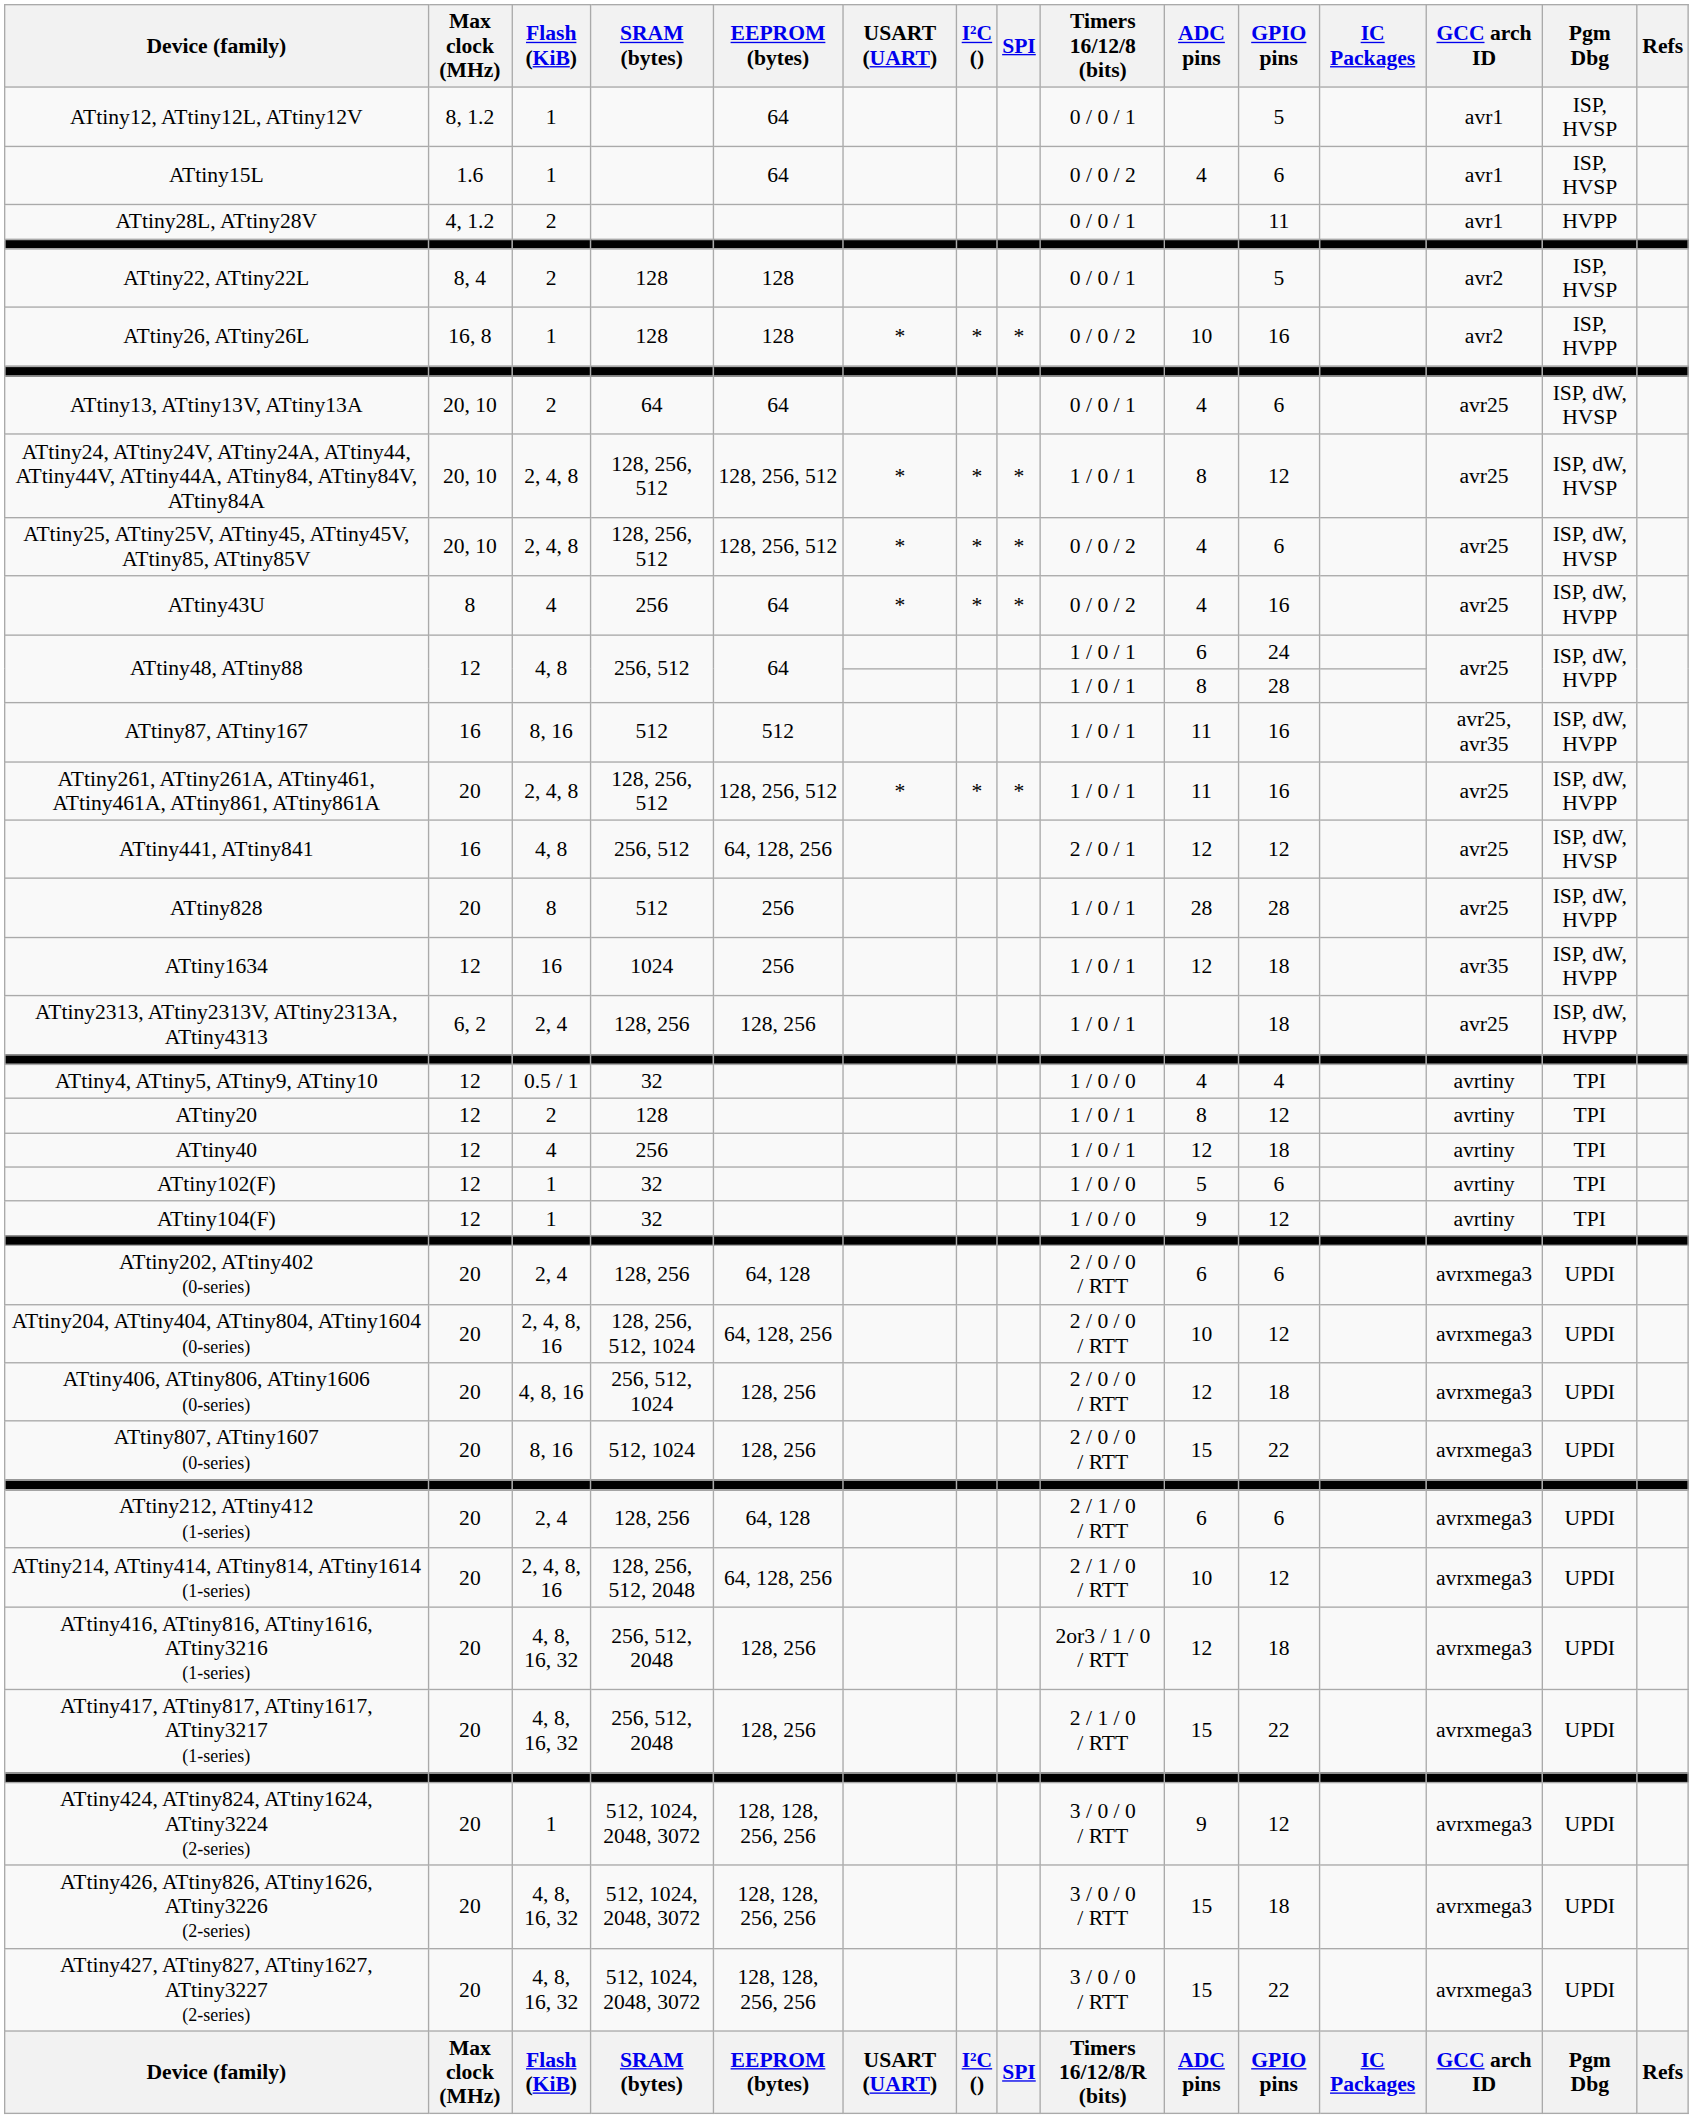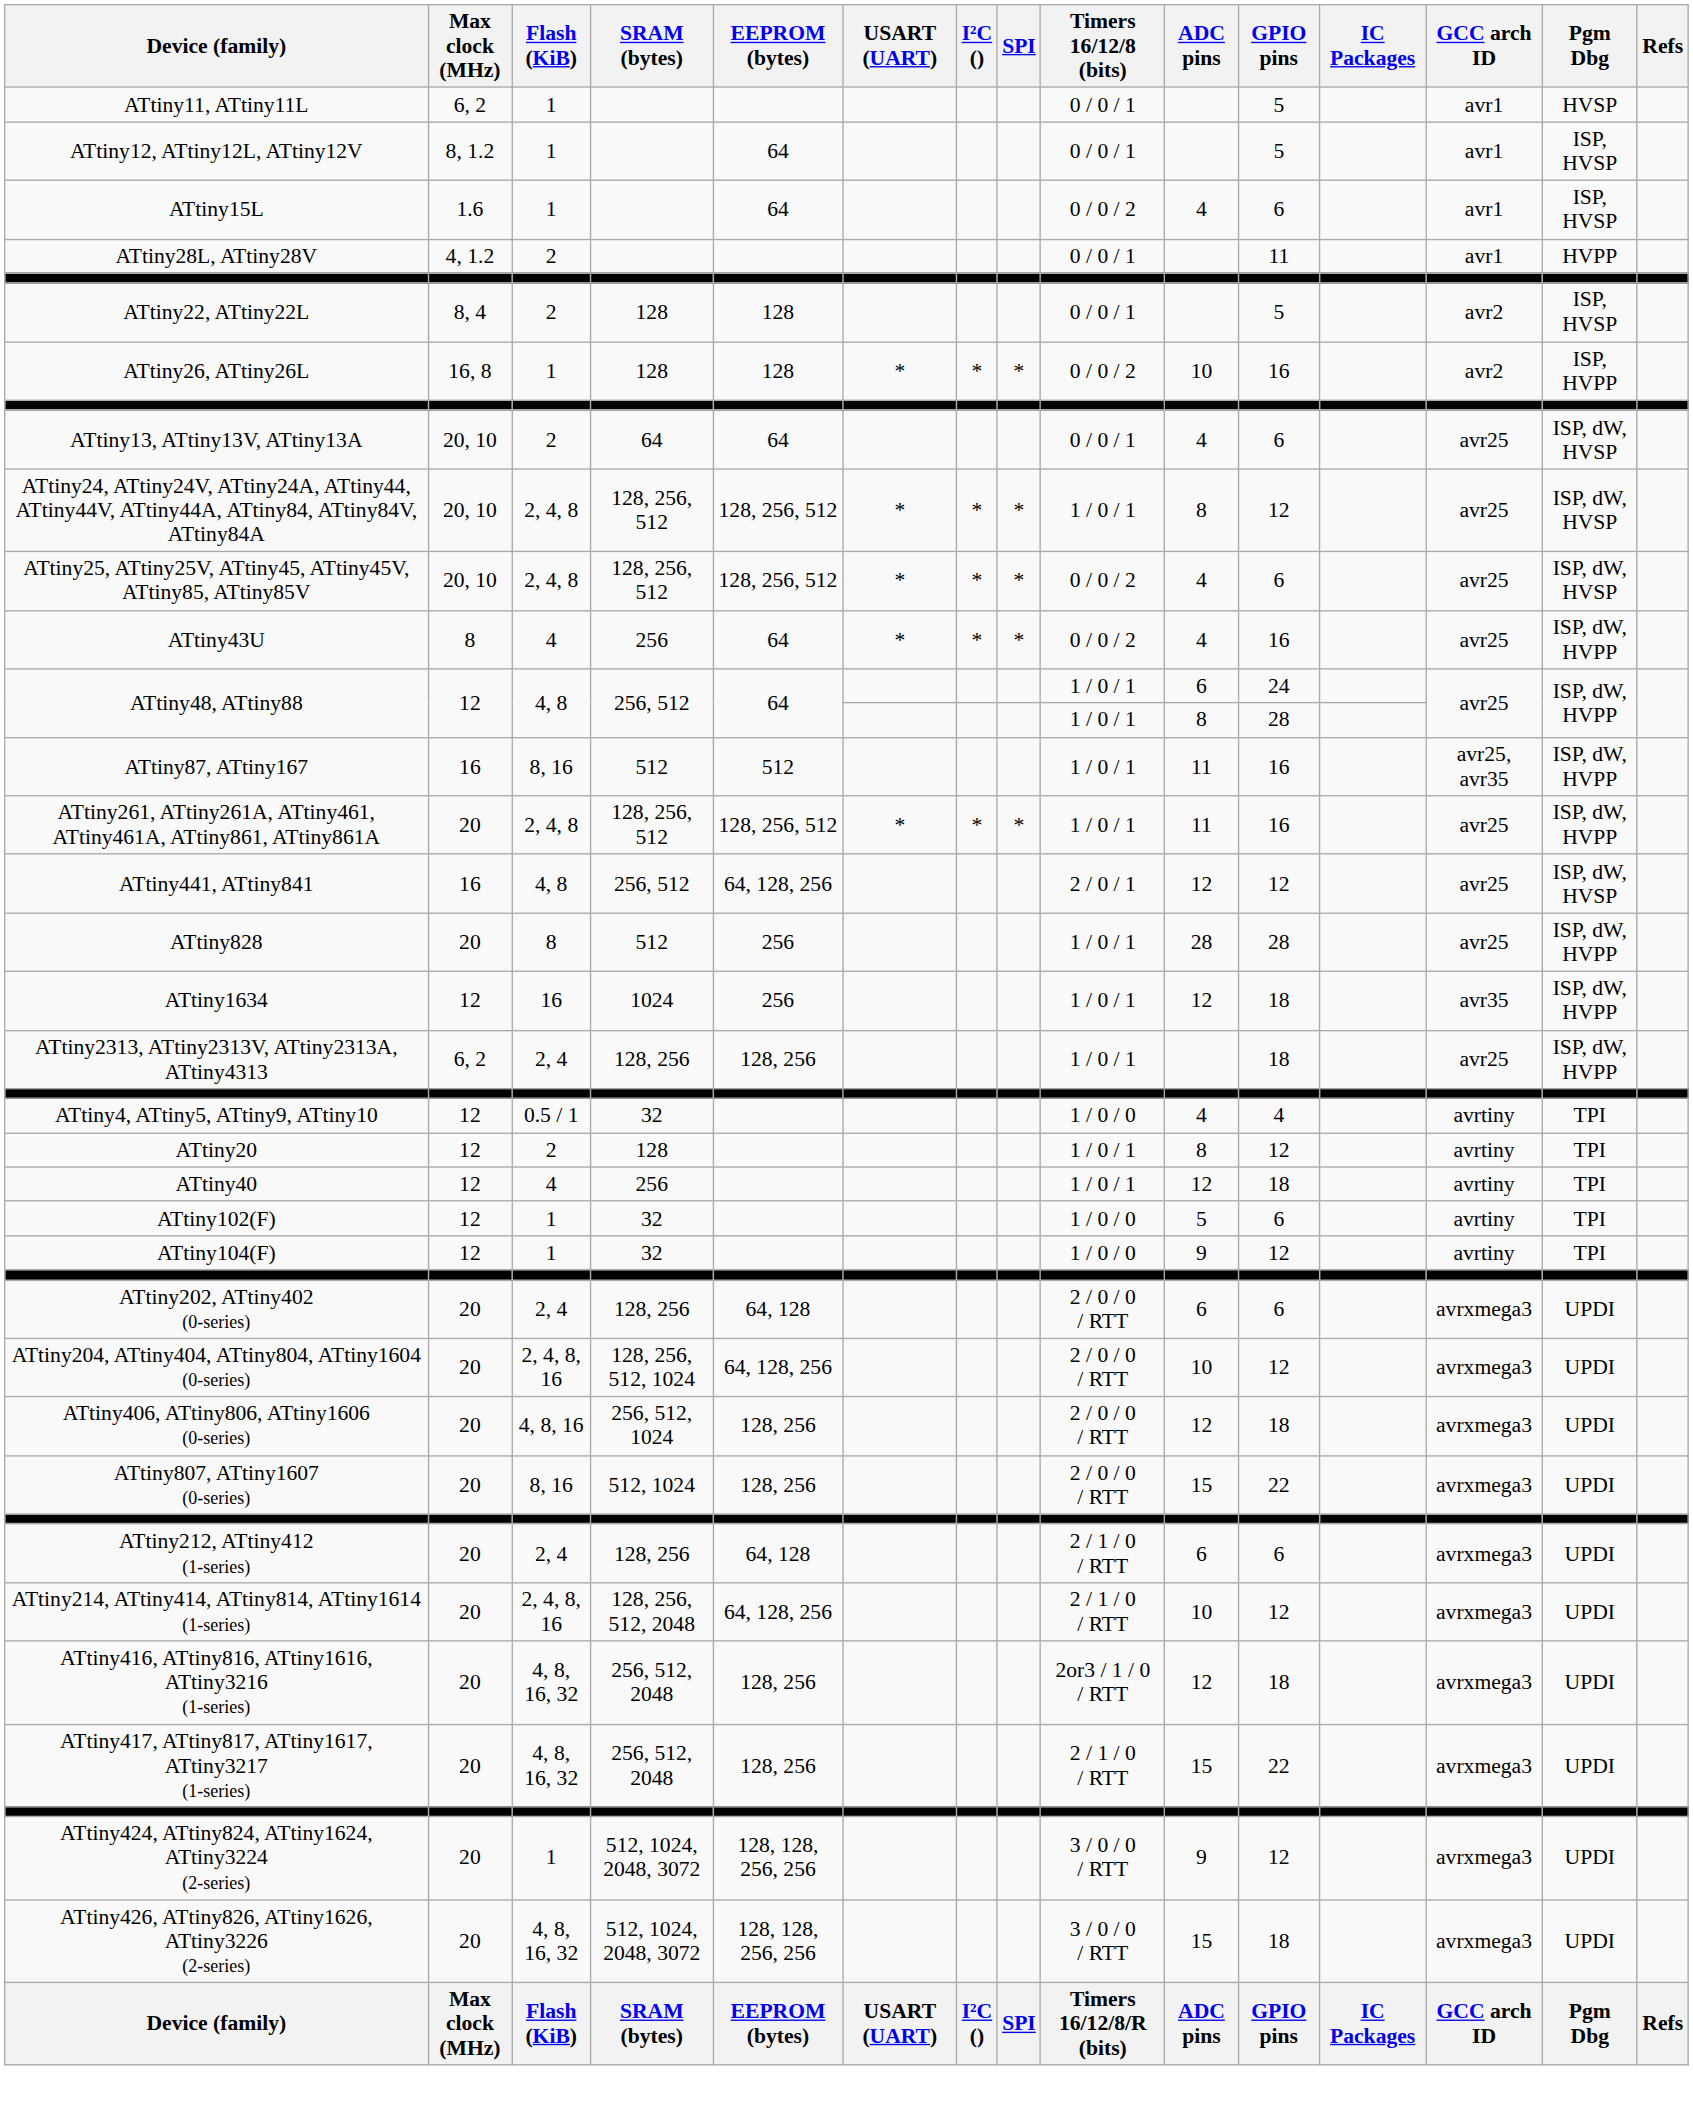+ row: (216, 104)
- row: (216, 1989)
